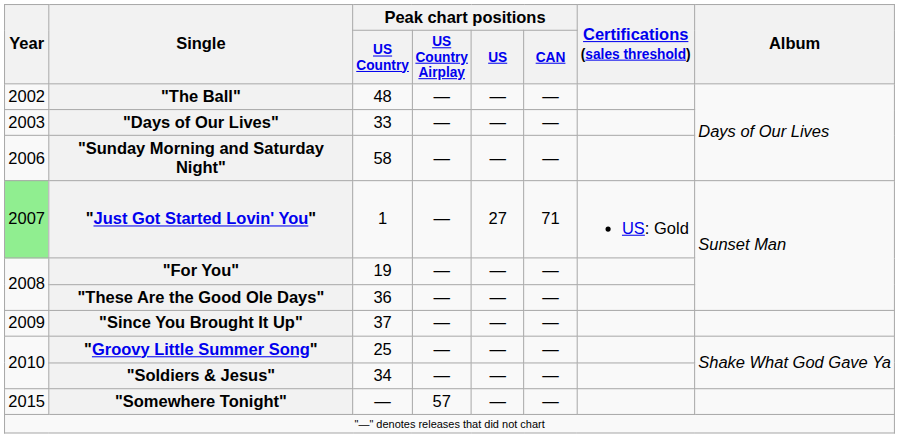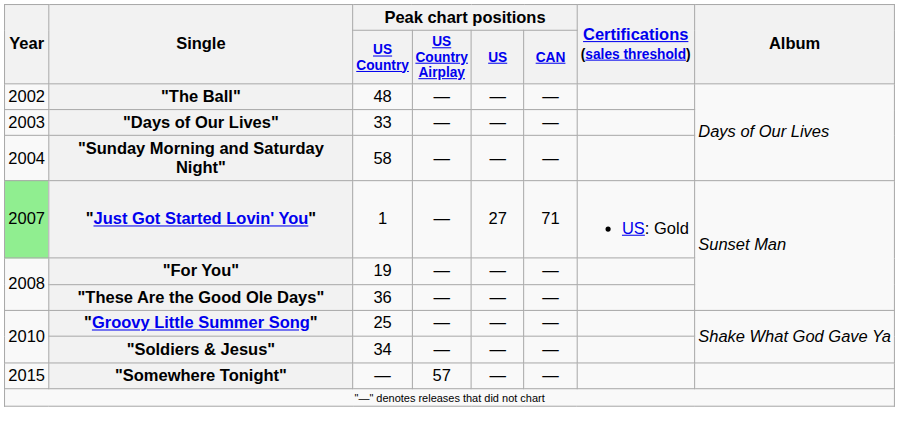(27, 158) 2006 -> (27, 158) 2004
- row: (201, 323)
